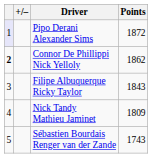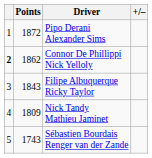columns swapped: (22, 12) <-> (133, 12)
(9, 33) lavender background -> (9, 33) no background
